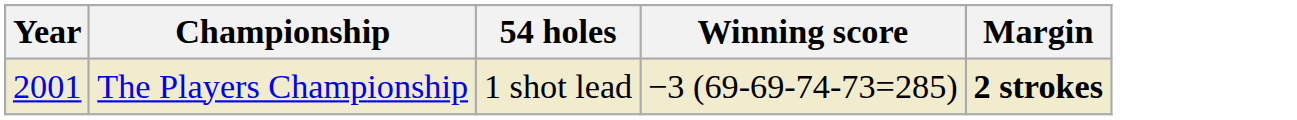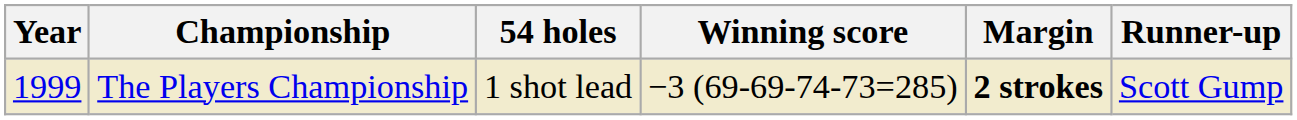+ column: (1201, 31)
(47, 85) 2001 -> (47, 85) 1999
